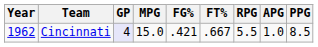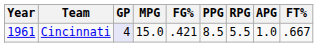columns swapped: (217, 14) <-> (300, 14)
(21, 33) 1962 -> (21, 33) 1961
